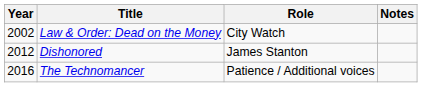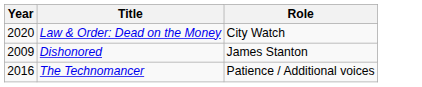- column: (397, 14)
(21, 33) 2002 -> (21, 33) 2020
(21, 52) 2012 -> (21, 52) 2009
